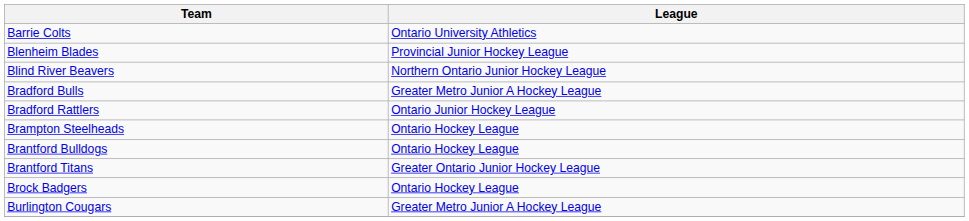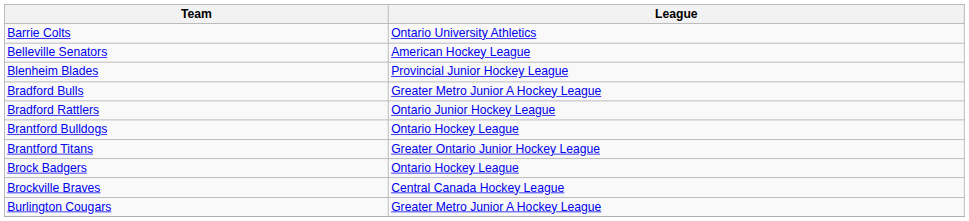+ row: (57, 52)
- row: (61, 71)
- row: (66, 129)
+ row: (54, 187)
